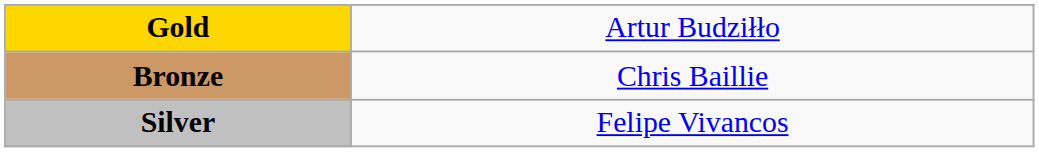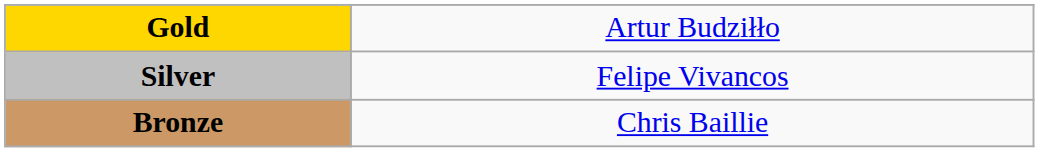rows swapped: (178, 122) <-> (178, 75)
